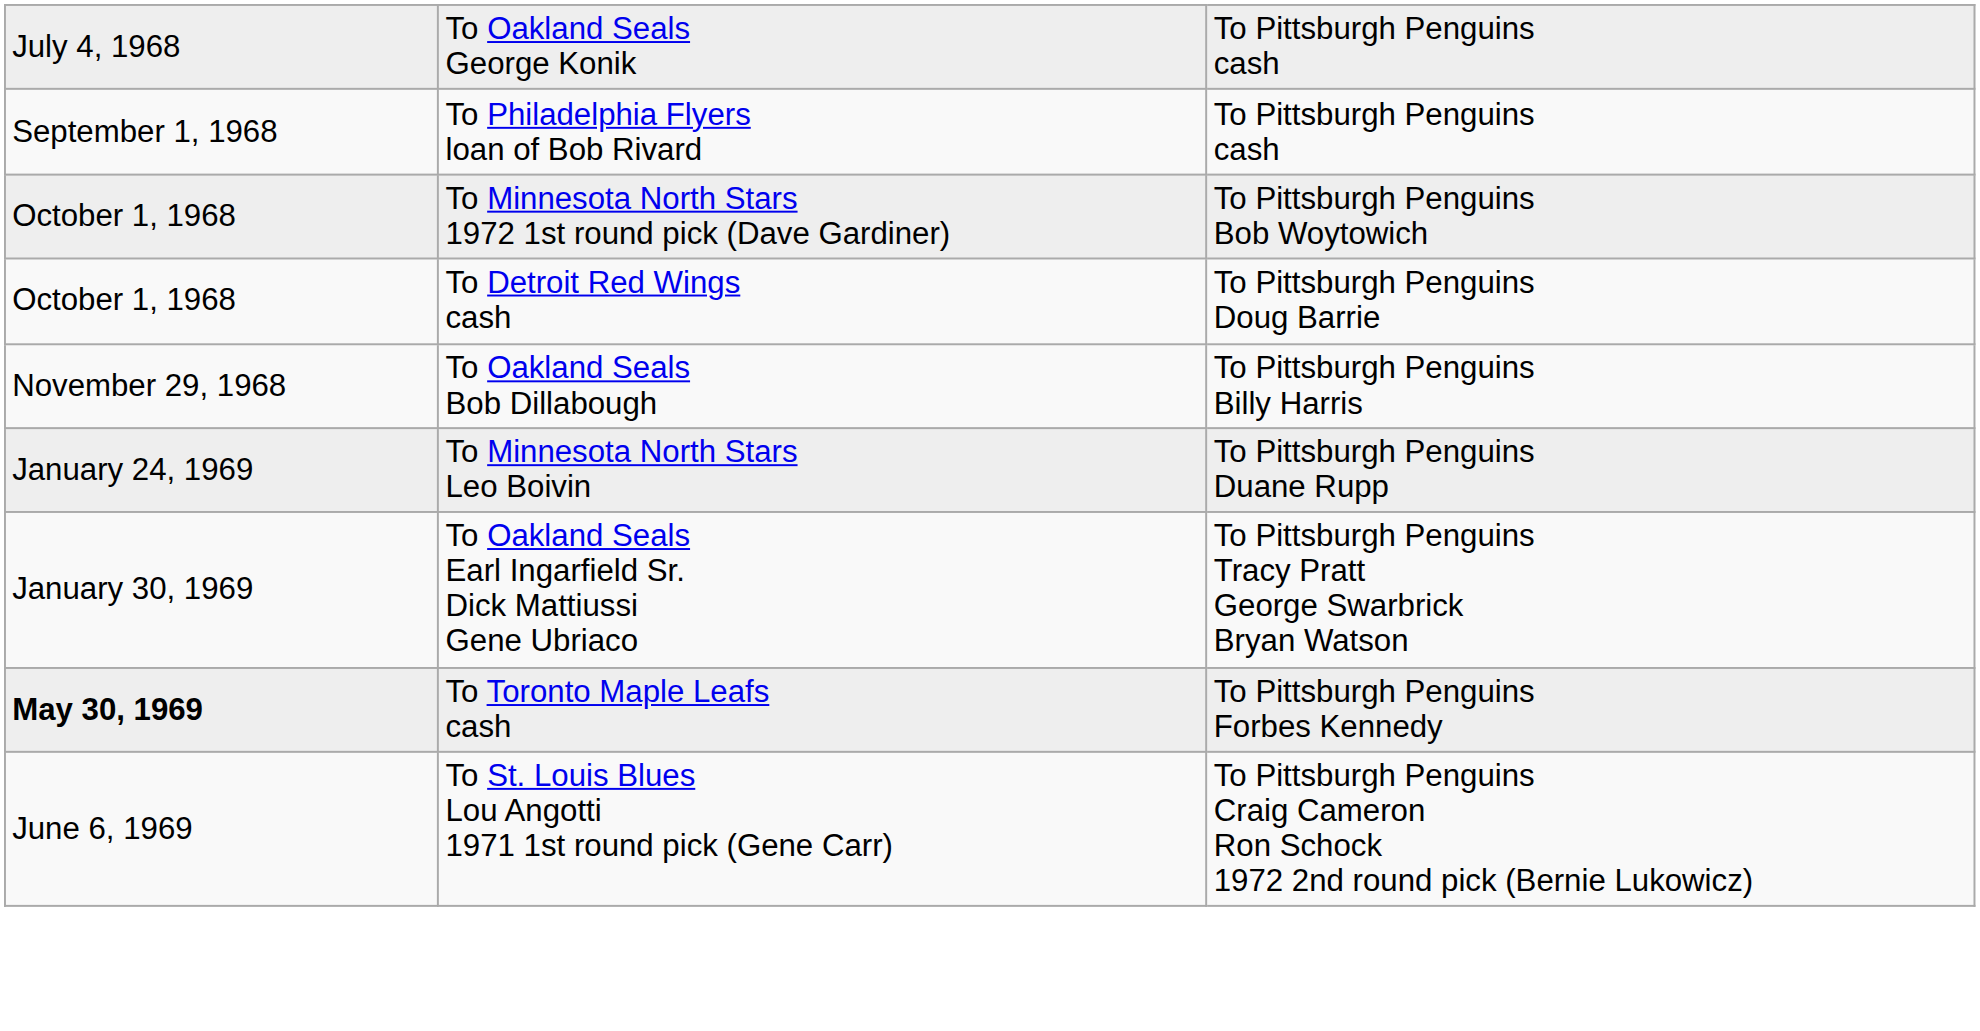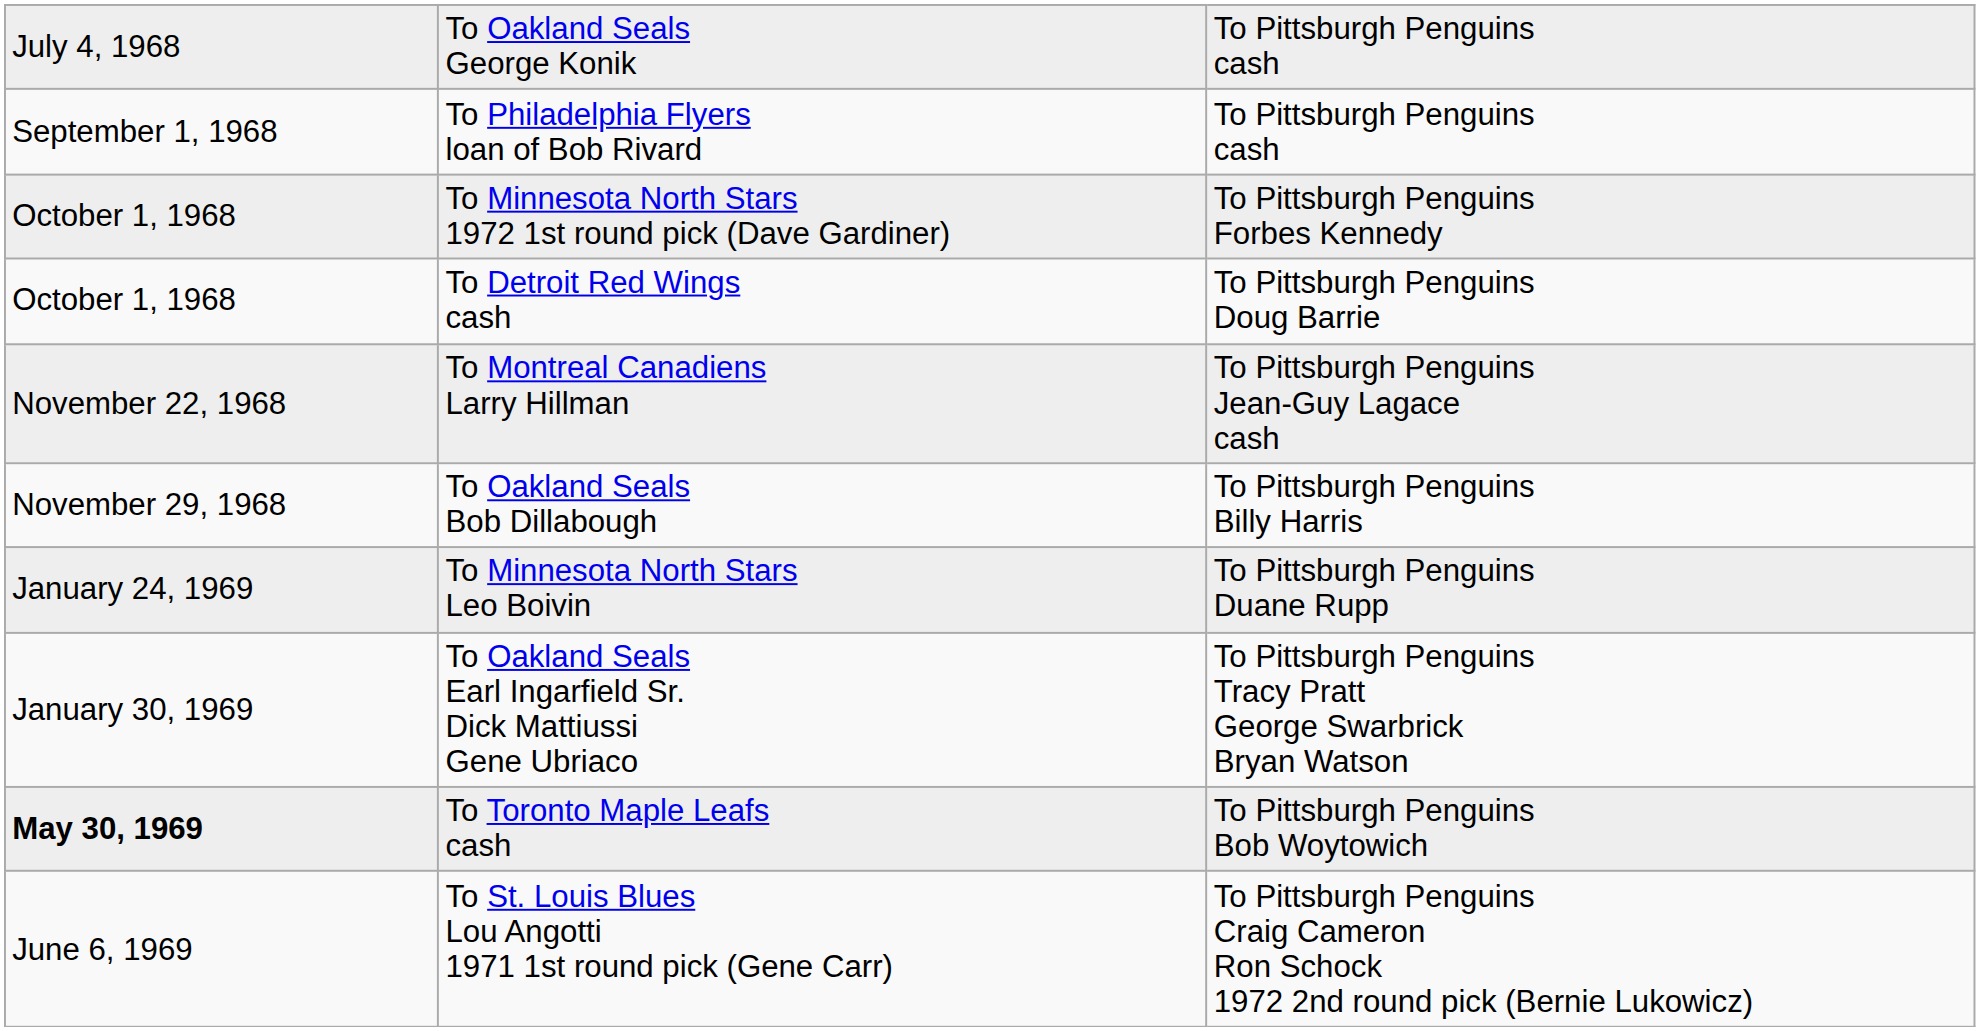(1374, 215) To Pittsburgh Penguins Bob Woytowich -> (1374, 215) To Pittsburgh Penguins Forbes Kennedy
+ row: (606, 385)
(1374, 709) To Pittsburgh Penguins Forbes Kennedy -> (1374, 828) To Pittsburgh Penguins Bob Woytowich
